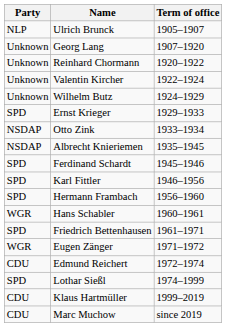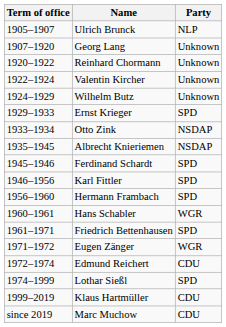columns swapped: (188, 12) <-> (28, 12)
